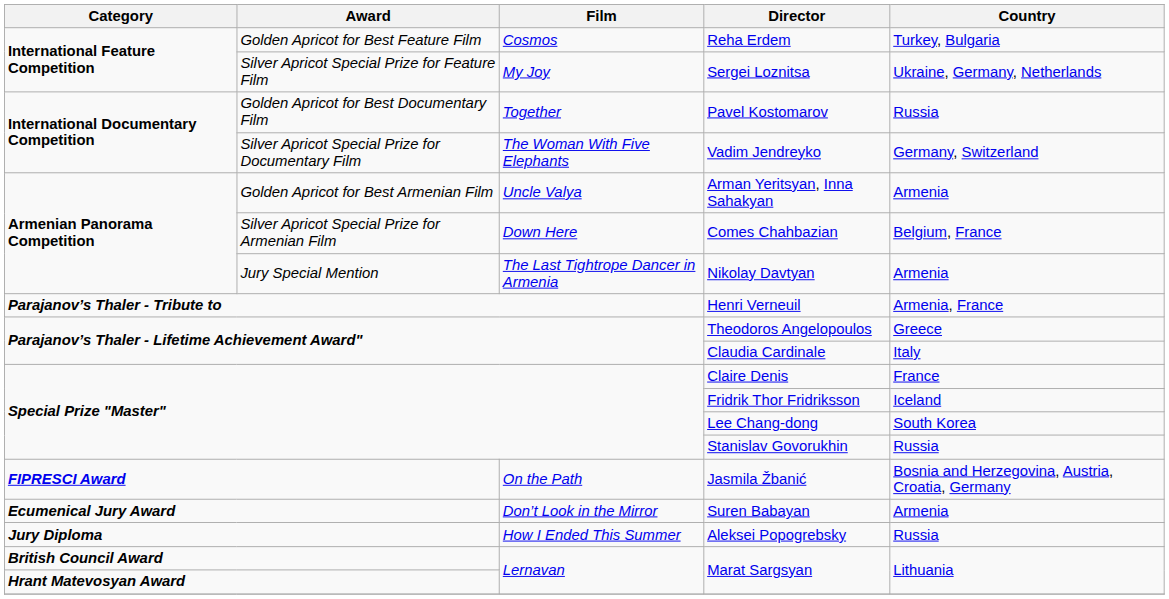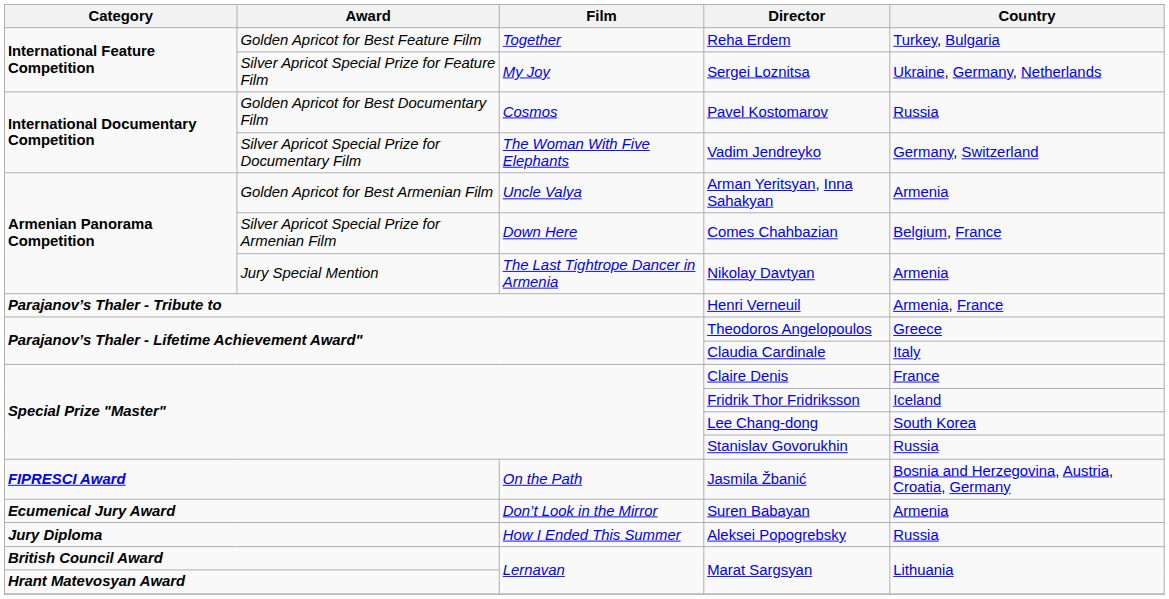(530, 39) Cosmos -> (532, 39) Together
(532, 112) Together -> (530, 112) Cosmos
